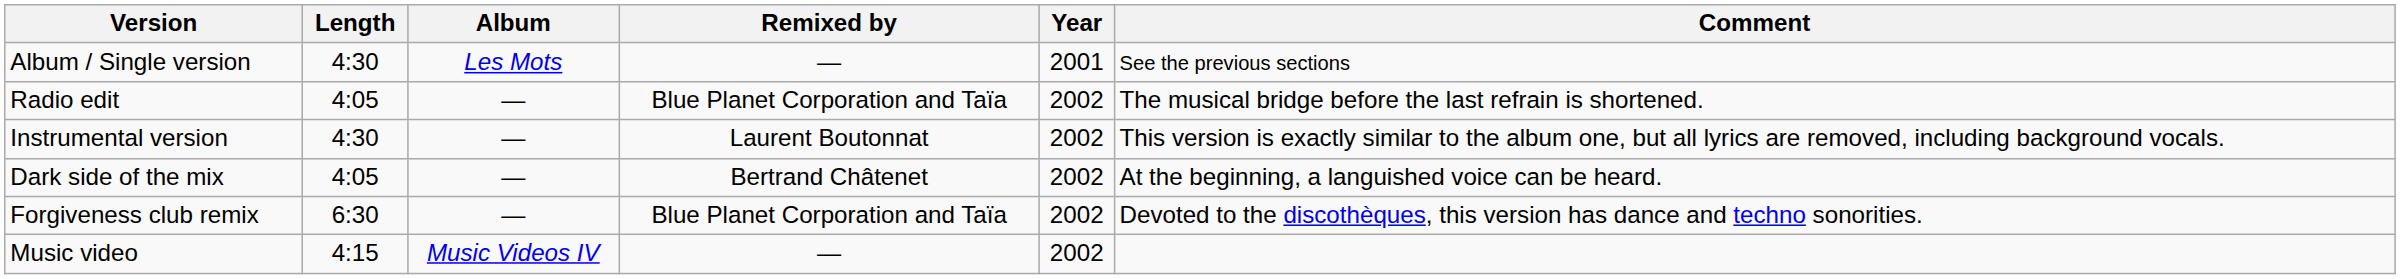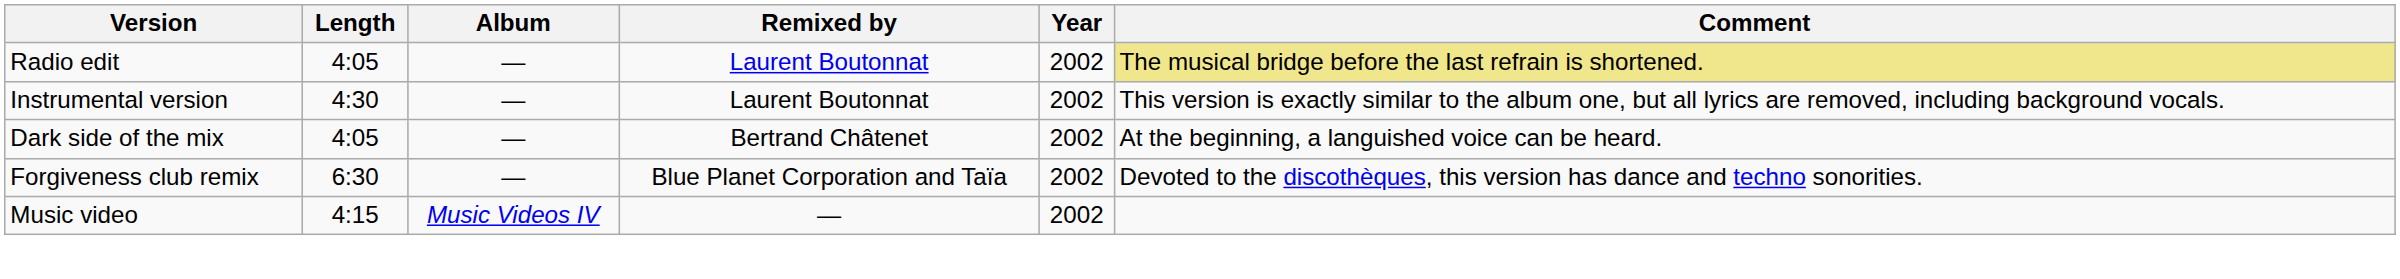- row: (131, 61)
(829, 100) Blue Planet Corporation and Taïa -> (829, 61) Laurent Boutonnat
(1412, 100) no background -> (1412, 61) khaki background
